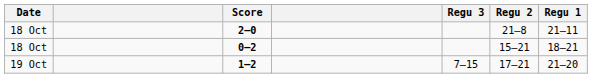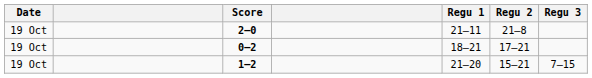columns swapped: (563, 13) <-> (466, 13)
(29, 30) 18 Oct -> (29, 30) 19 Oct
(29, 47) 18 Oct -> (29, 47) 19 Oct
(514, 47) 15–21 -> (514, 47) 17–21
(514, 64) 17–21 -> (514, 64) 15–21
